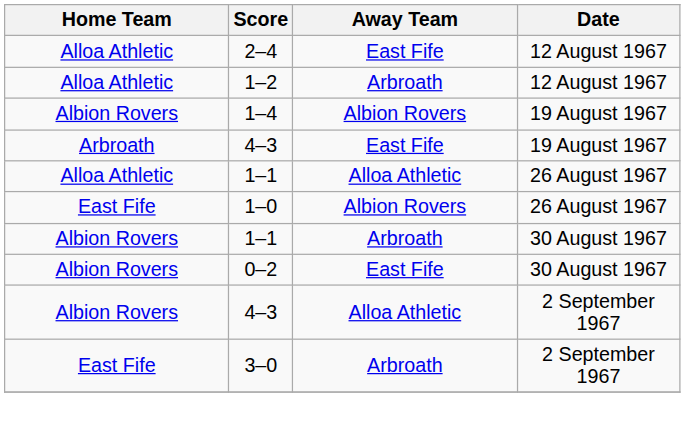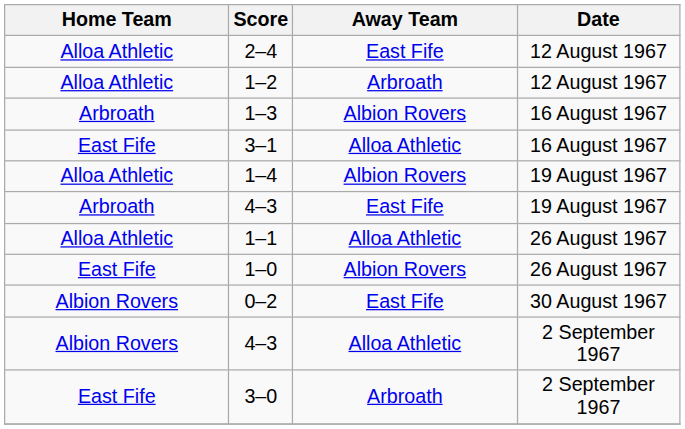+ row: (261, 113)
+ row: (261, 144)
(117, 113) Albion Rovers -> (117, 176) Alloa Athletic
- row: (261, 238)
